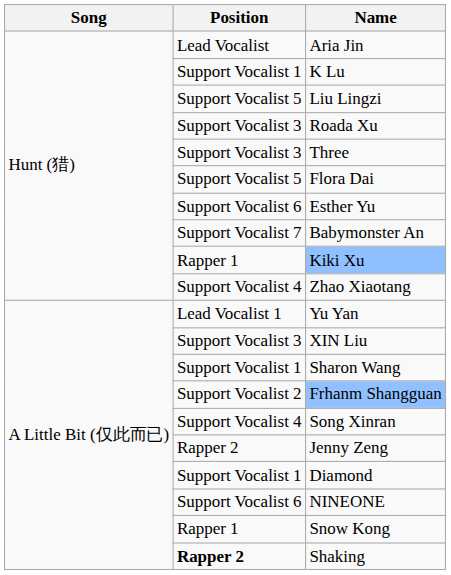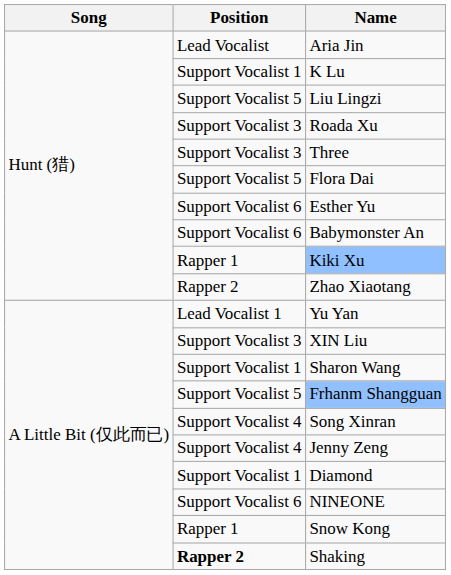(239, 233) Support Vocalist 7 -> (239, 233) Support Vocalist 6
(239, 286) Support Vocalist 4 -> (208, 286) Rapper 2
(239, 394) Support Vocalist 2 -> (239, 394) Support Vocalist 5
(208, 448) Rapper 2 -> (239, 448) Support Vocalist 4
